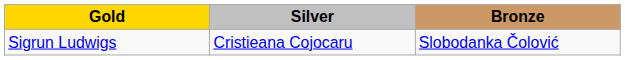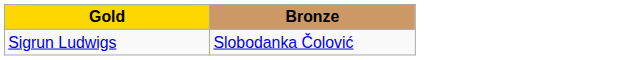- column: (312, 17)
